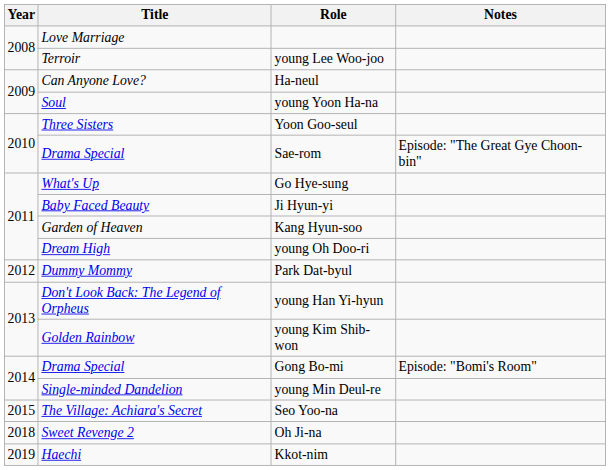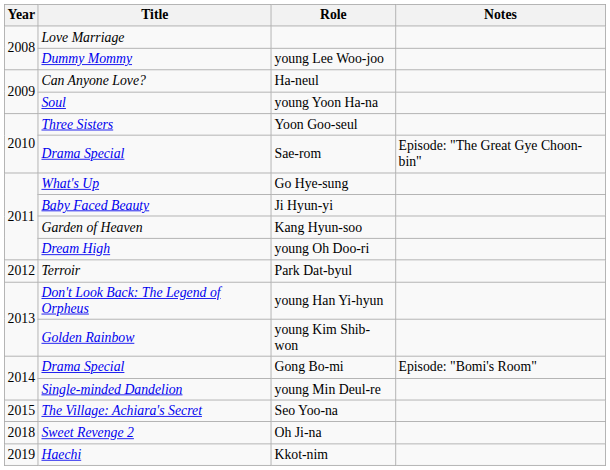(61, 59) Terroir -> (87, 59) Dummy Mommy
(87, 270) Dummy Mommy -> (61, 270) Terroir
